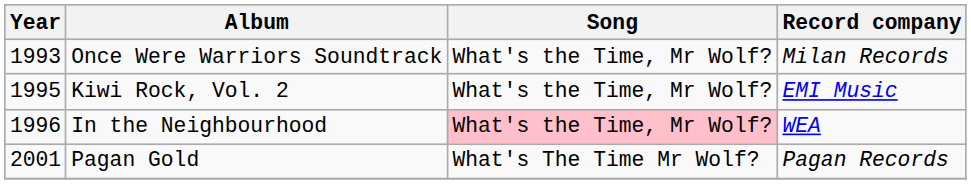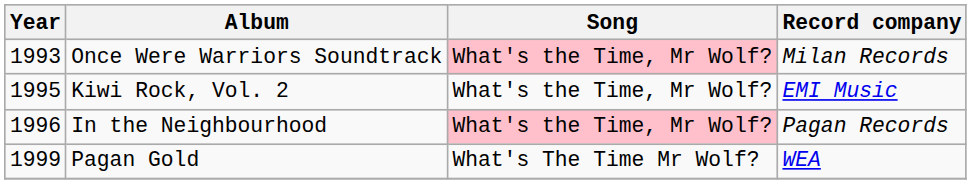(612, 57) no background -> (612, 57) pink background
(802, 126) WEA -> (866, 126) Pagan Records
(35, 161) 2001 -> (35, 161) 1999
(866, 161) Pagan Records -> (802, 161) WEA
